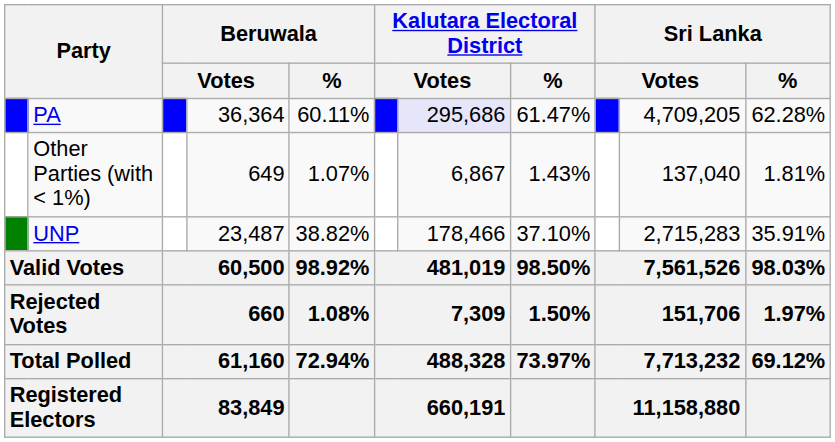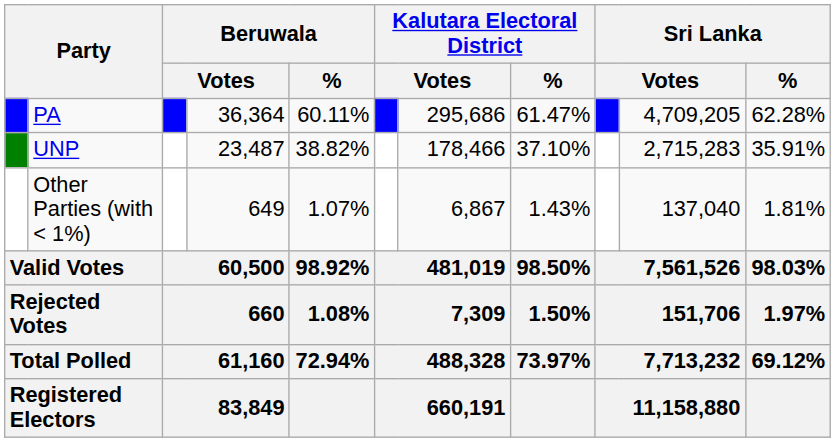(466, 115) lavender background -> (466, 115) no background
rows swapped: (56, 233) <-> (93, 174)
